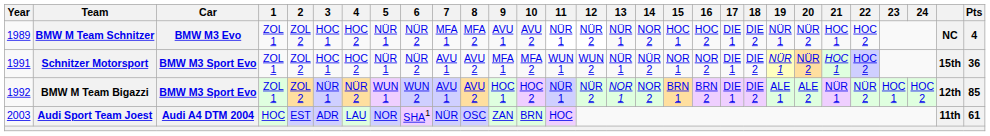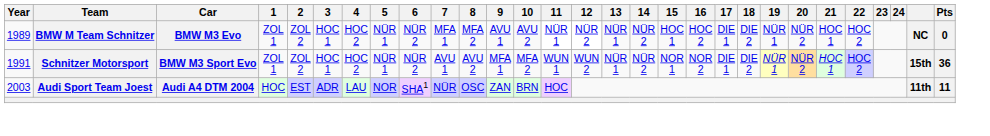(649, 35) NOR 2 -> (644, 35) NÜR 2
(974, 35) 4 -> (945, 35) 0
- row: (95, 92)
(974, 116) 61 -> (945, 87) 11
